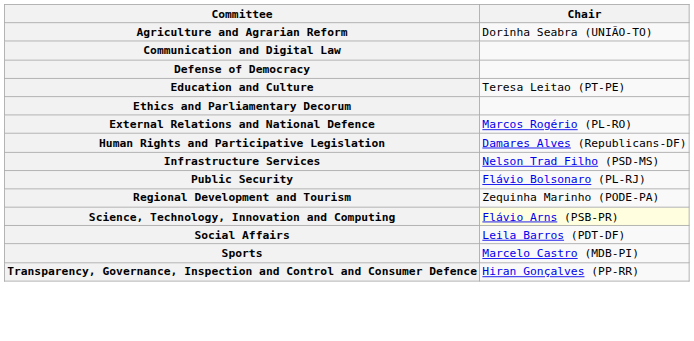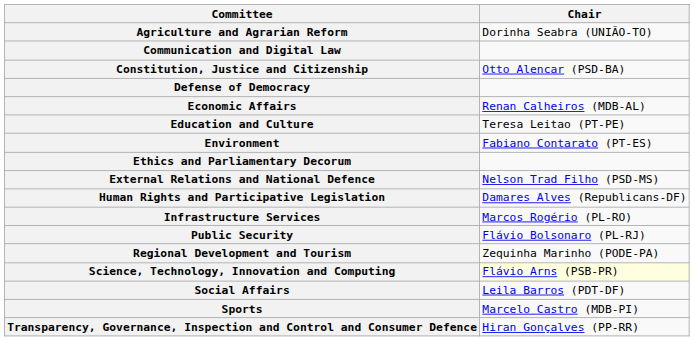+ row: (242, 69)
+ row: (242, 106)
+ row: (242, 143)
(557, 124) Marcos Rogério (PL-RO) -> (571, 180) Nelson Trad Filho (PSD-MS)
(571, 161) Nelson Trad Filho (PSD-MS) -> (557, 216) Marcos Rogério (PL-RO)
